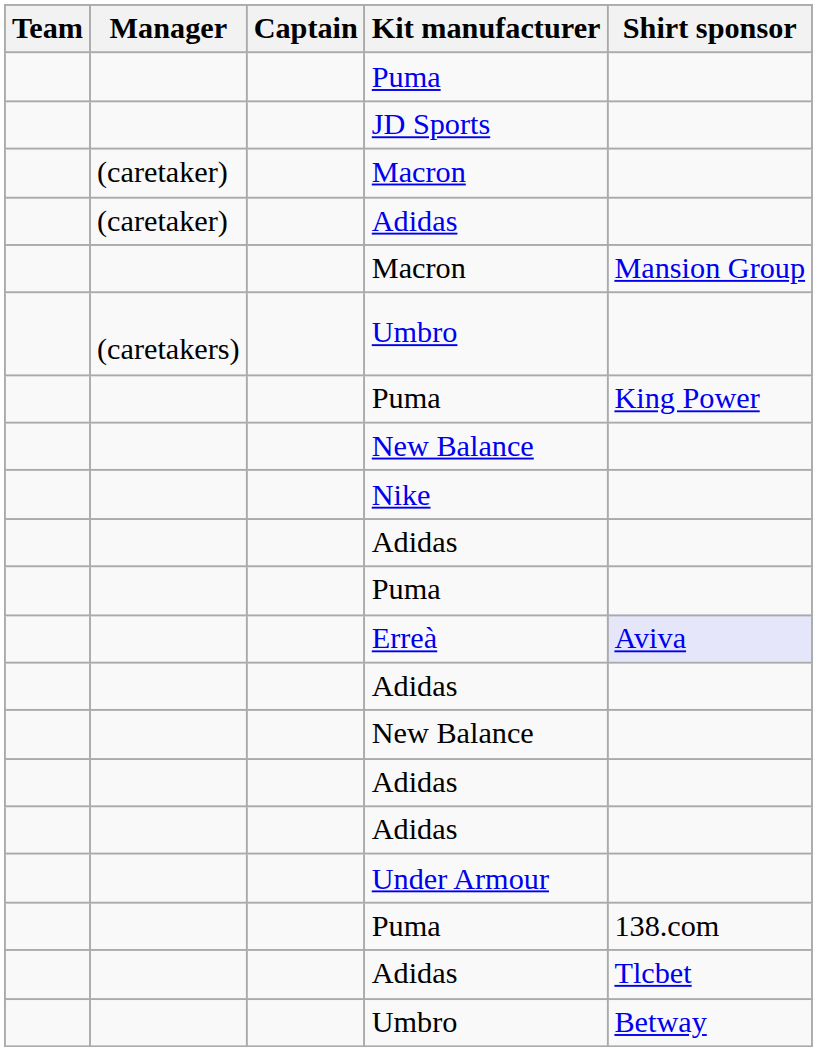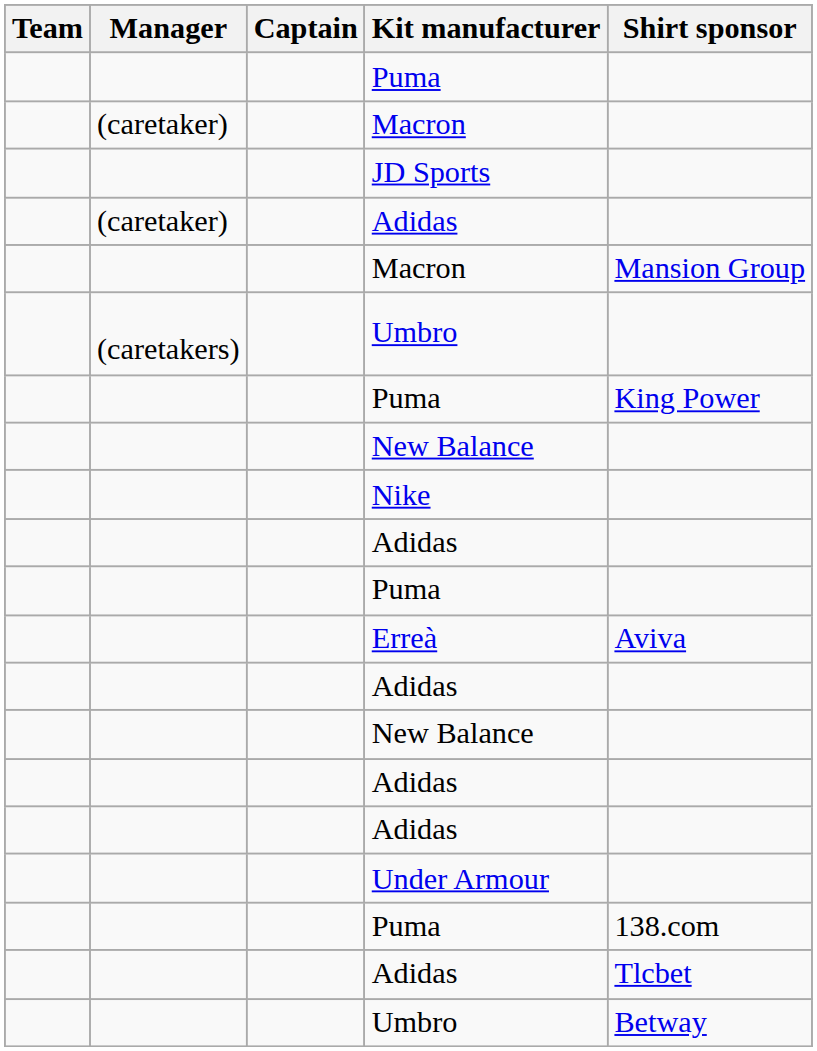rows swapped: (162, 172) <-> (168, 125)
(650, 638) lavender background -> (650, 638) no background
